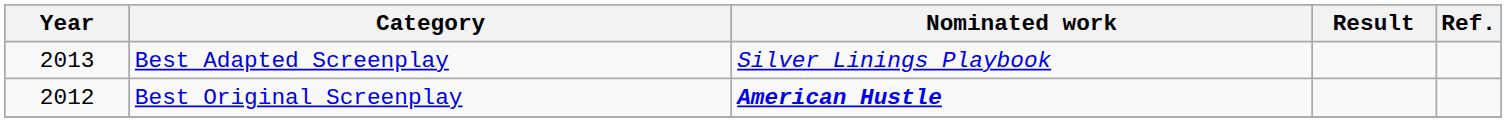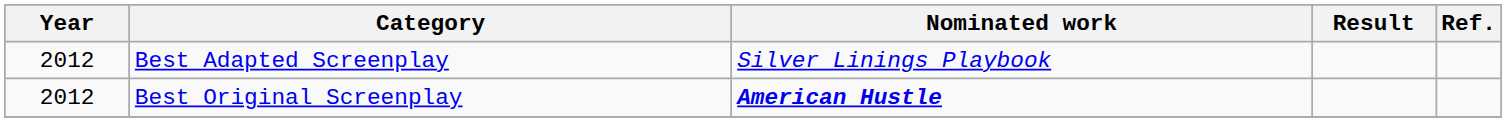(67, 60) 2013 -> (67, 60) 2012
